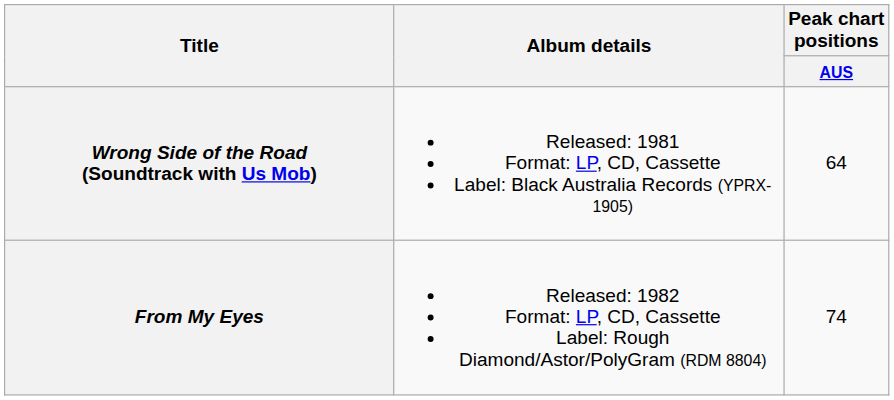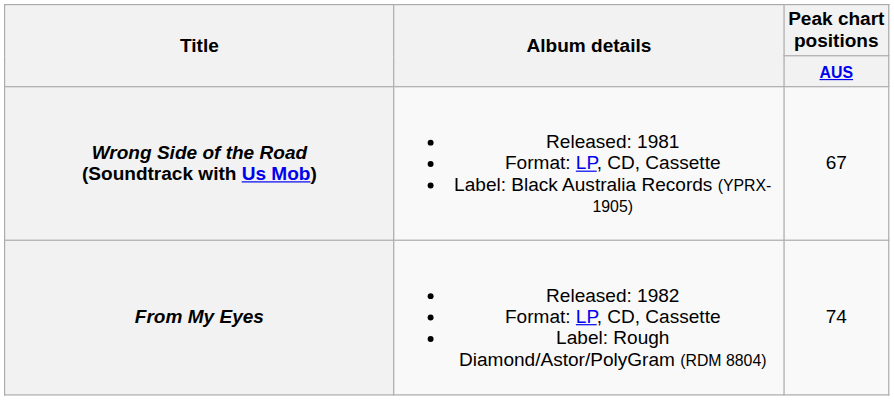(836, 163) 64 -> (836, 163) 67
